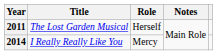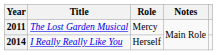(147, 27) Herself -> (145, 27) Mercy
(145, 42) Mercy -> (147, 42) Herself
